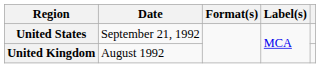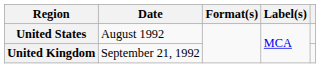(150, 33) September 21, 1992 -> (133, 33) August 1992
(133, 53) August 1992 -> (150, 53) September 21, 1992
